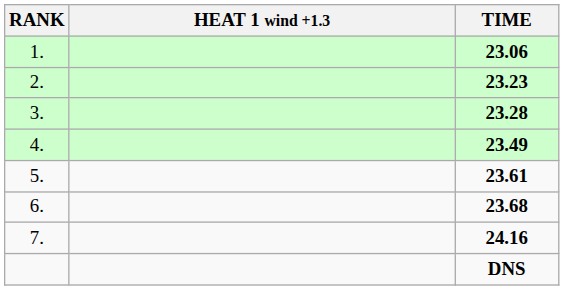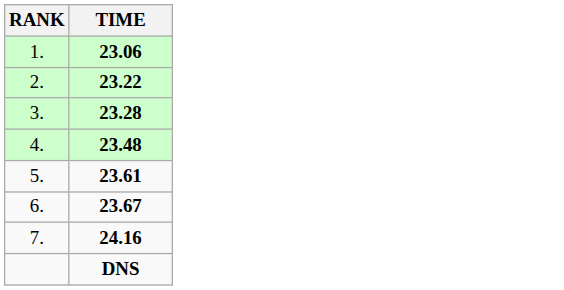- column: (262, 20)
(507, 82) 23.23 -> (121, 82) 23.22
(507, 144) 23.49 -> (121, 144) 23.48
(507, 207) 23.68 -> (121, 207) 23.67
